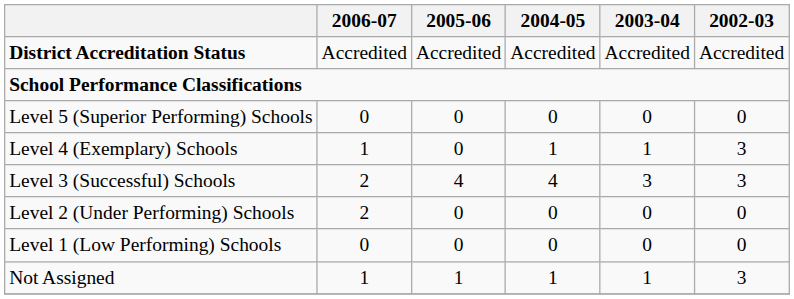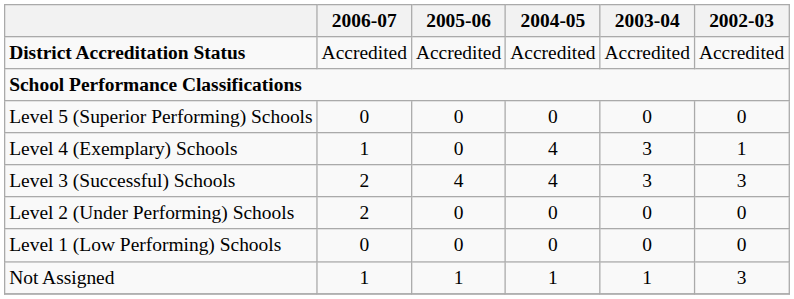(553, 149) 1 -> (553, 149) 4
(647, 149) 1 -> (647, 149) 3
(742, 149) 3 -> (742, 149) 1
